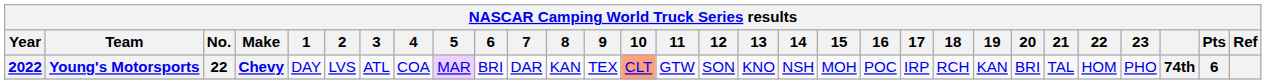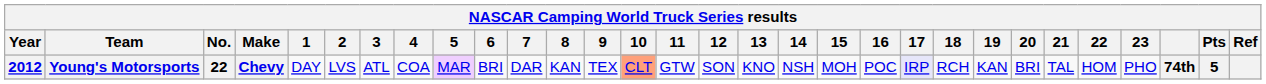(25, 67) 2022 -> (25, 67) 2012
(917, 67) no background -> (917, 67) lavender background
(1214, 67) 6 -> (1214, 67) 5
